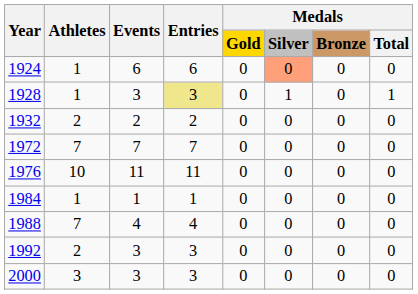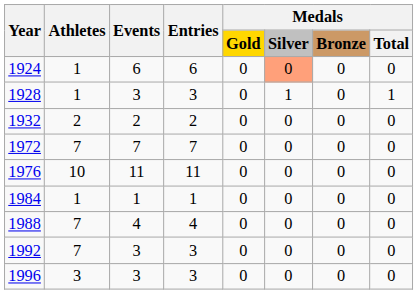(193, 95) khaki background -> (193, 95) no background
(77, 250) 2 -> (77, 250) 7
+ row: (25, 276)
- row: (25, 276)
